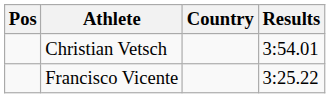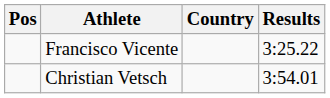rows swapped: (112, 78) <-> (106, 48)
